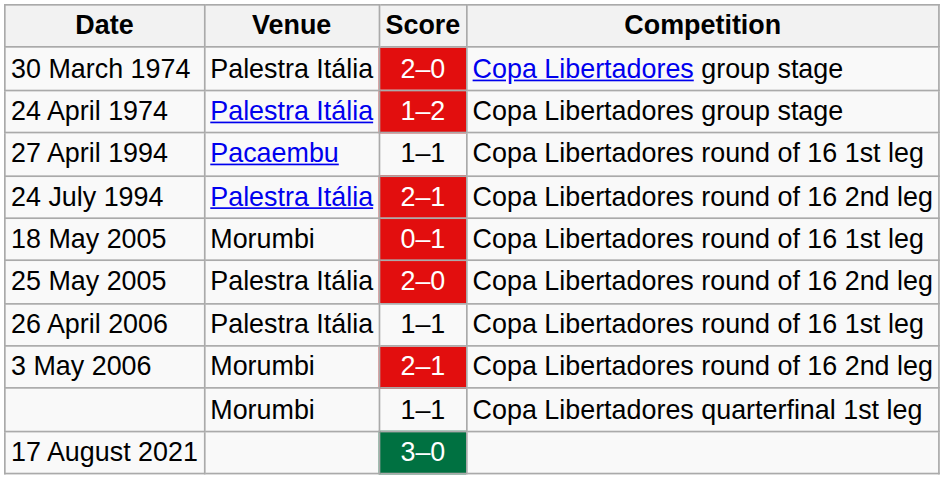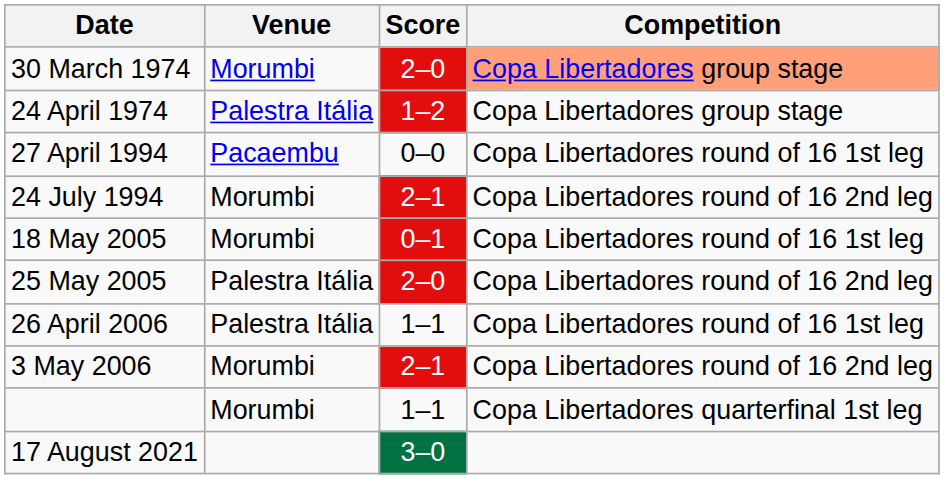(292, 68) Palestra Itália -> (263, 68) Morumbi
(658, 68) no background -> (658, 68) lightsalmon background
(423, 153) 1–1 -> (423, 153) 0–0
(292, 196) Palestra Itália -> (263, 196) Morumbi
